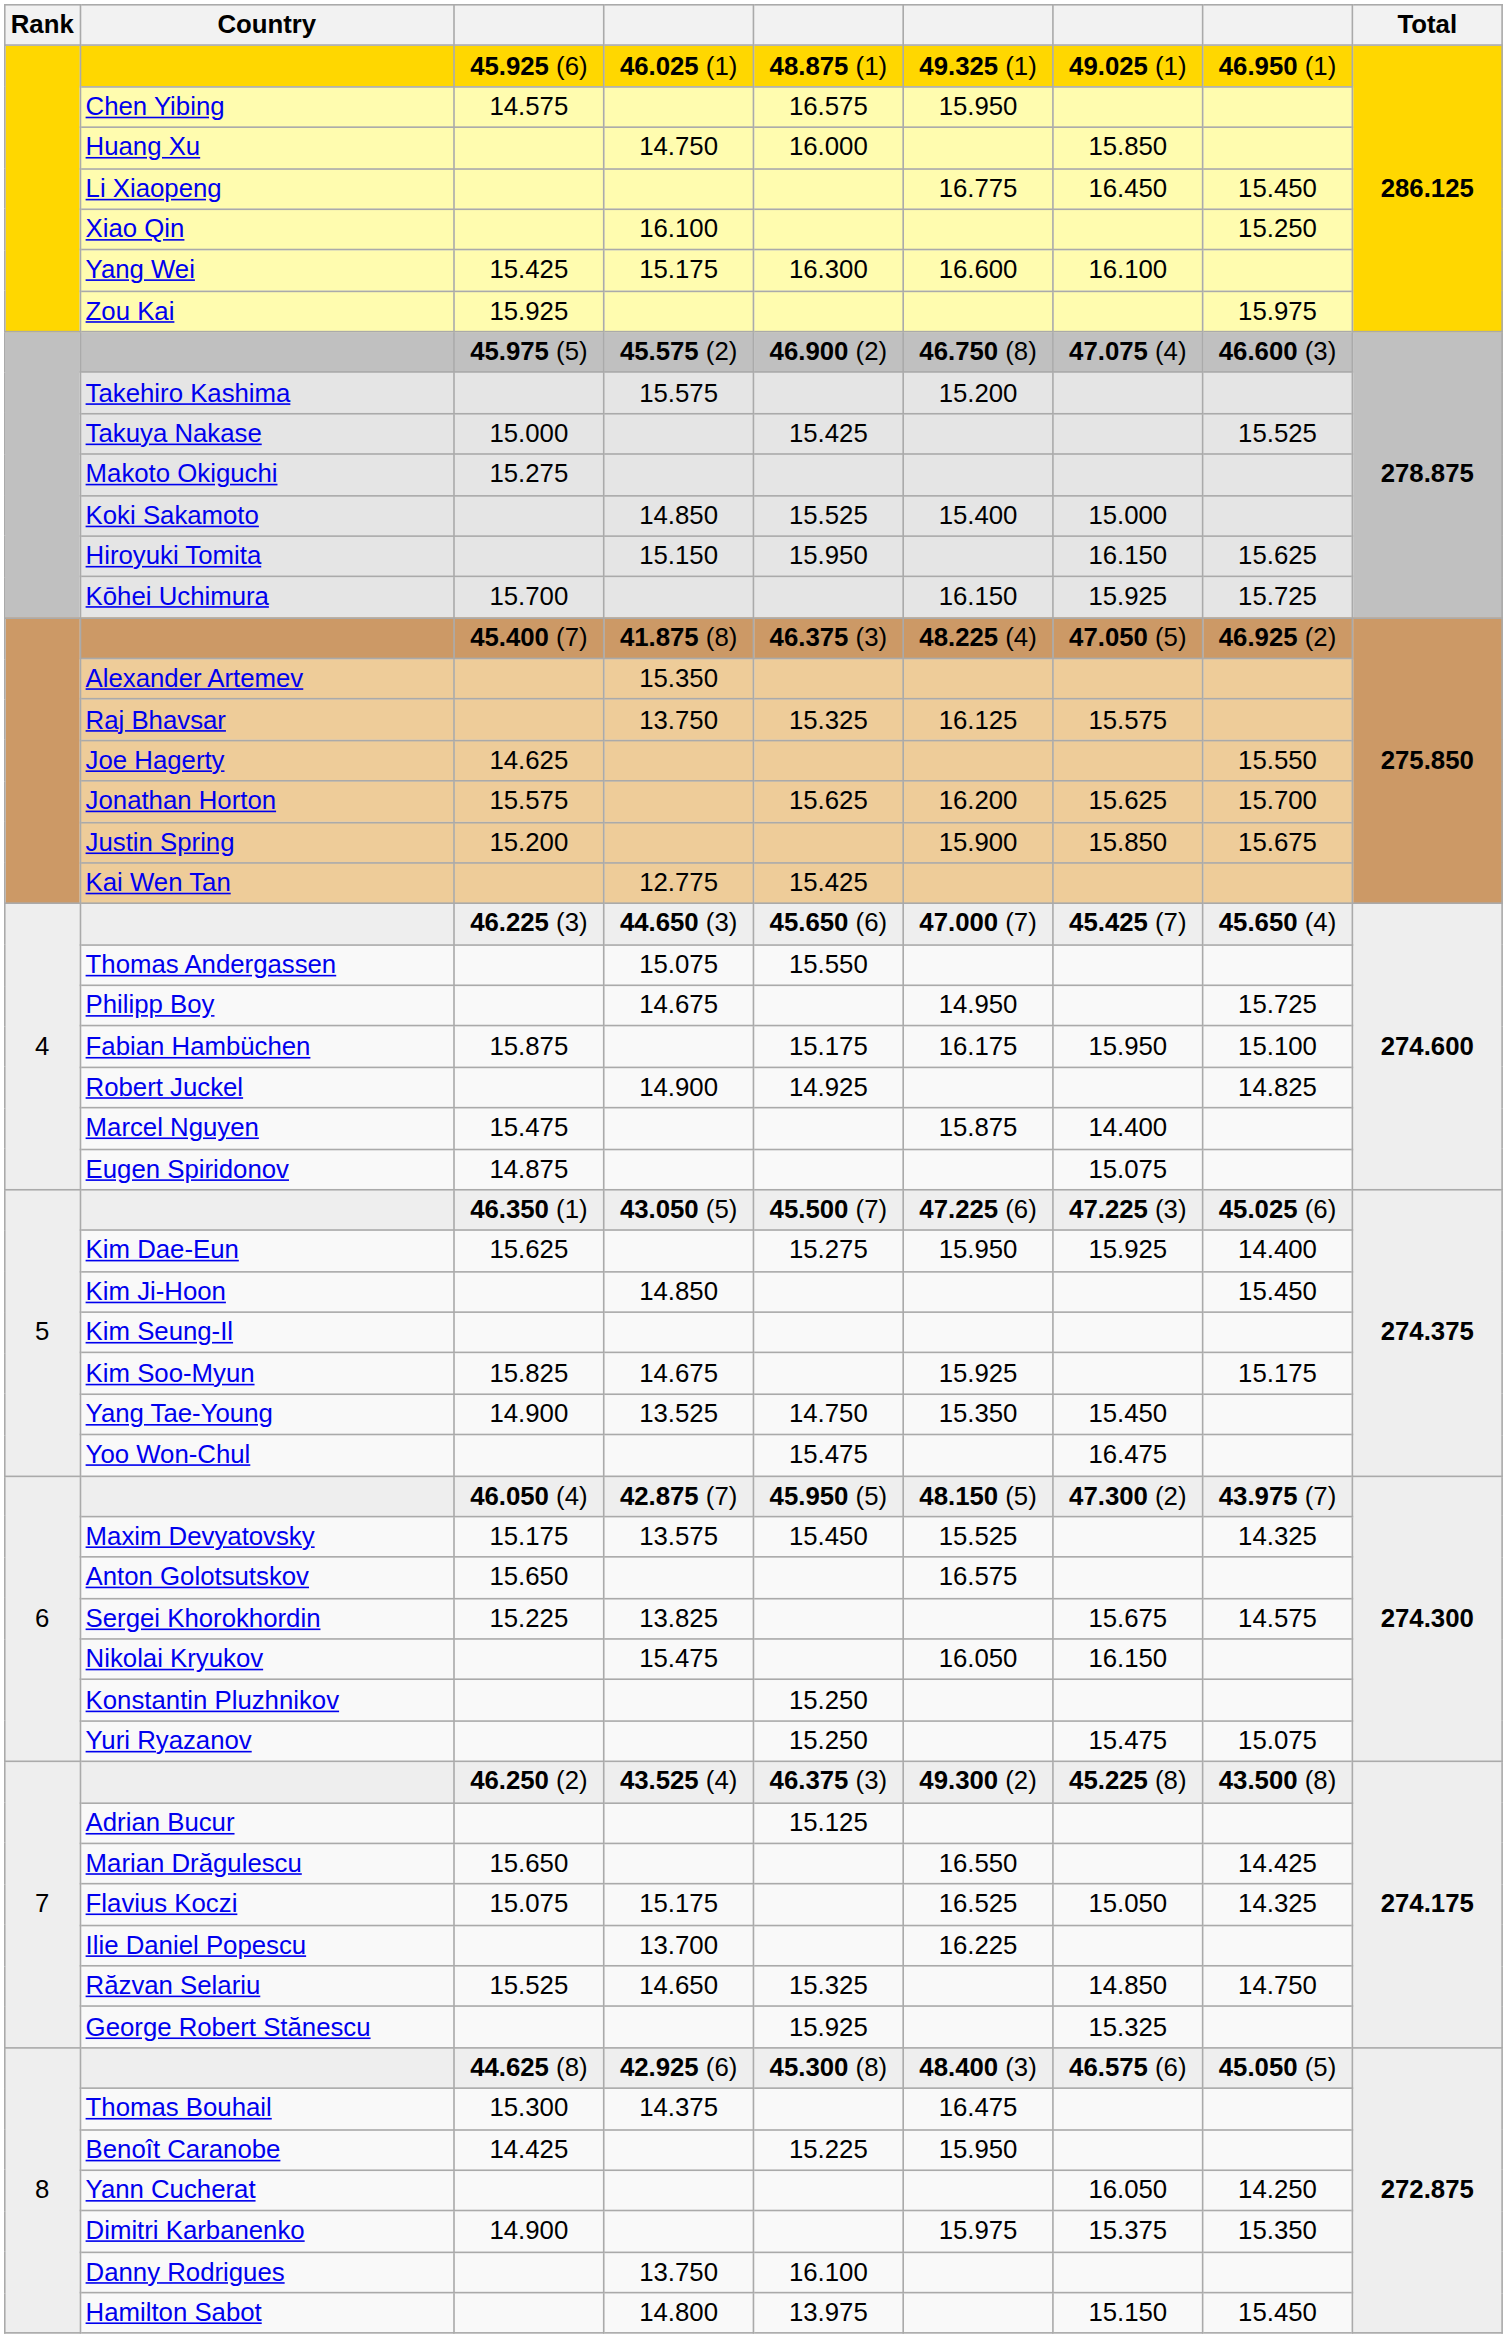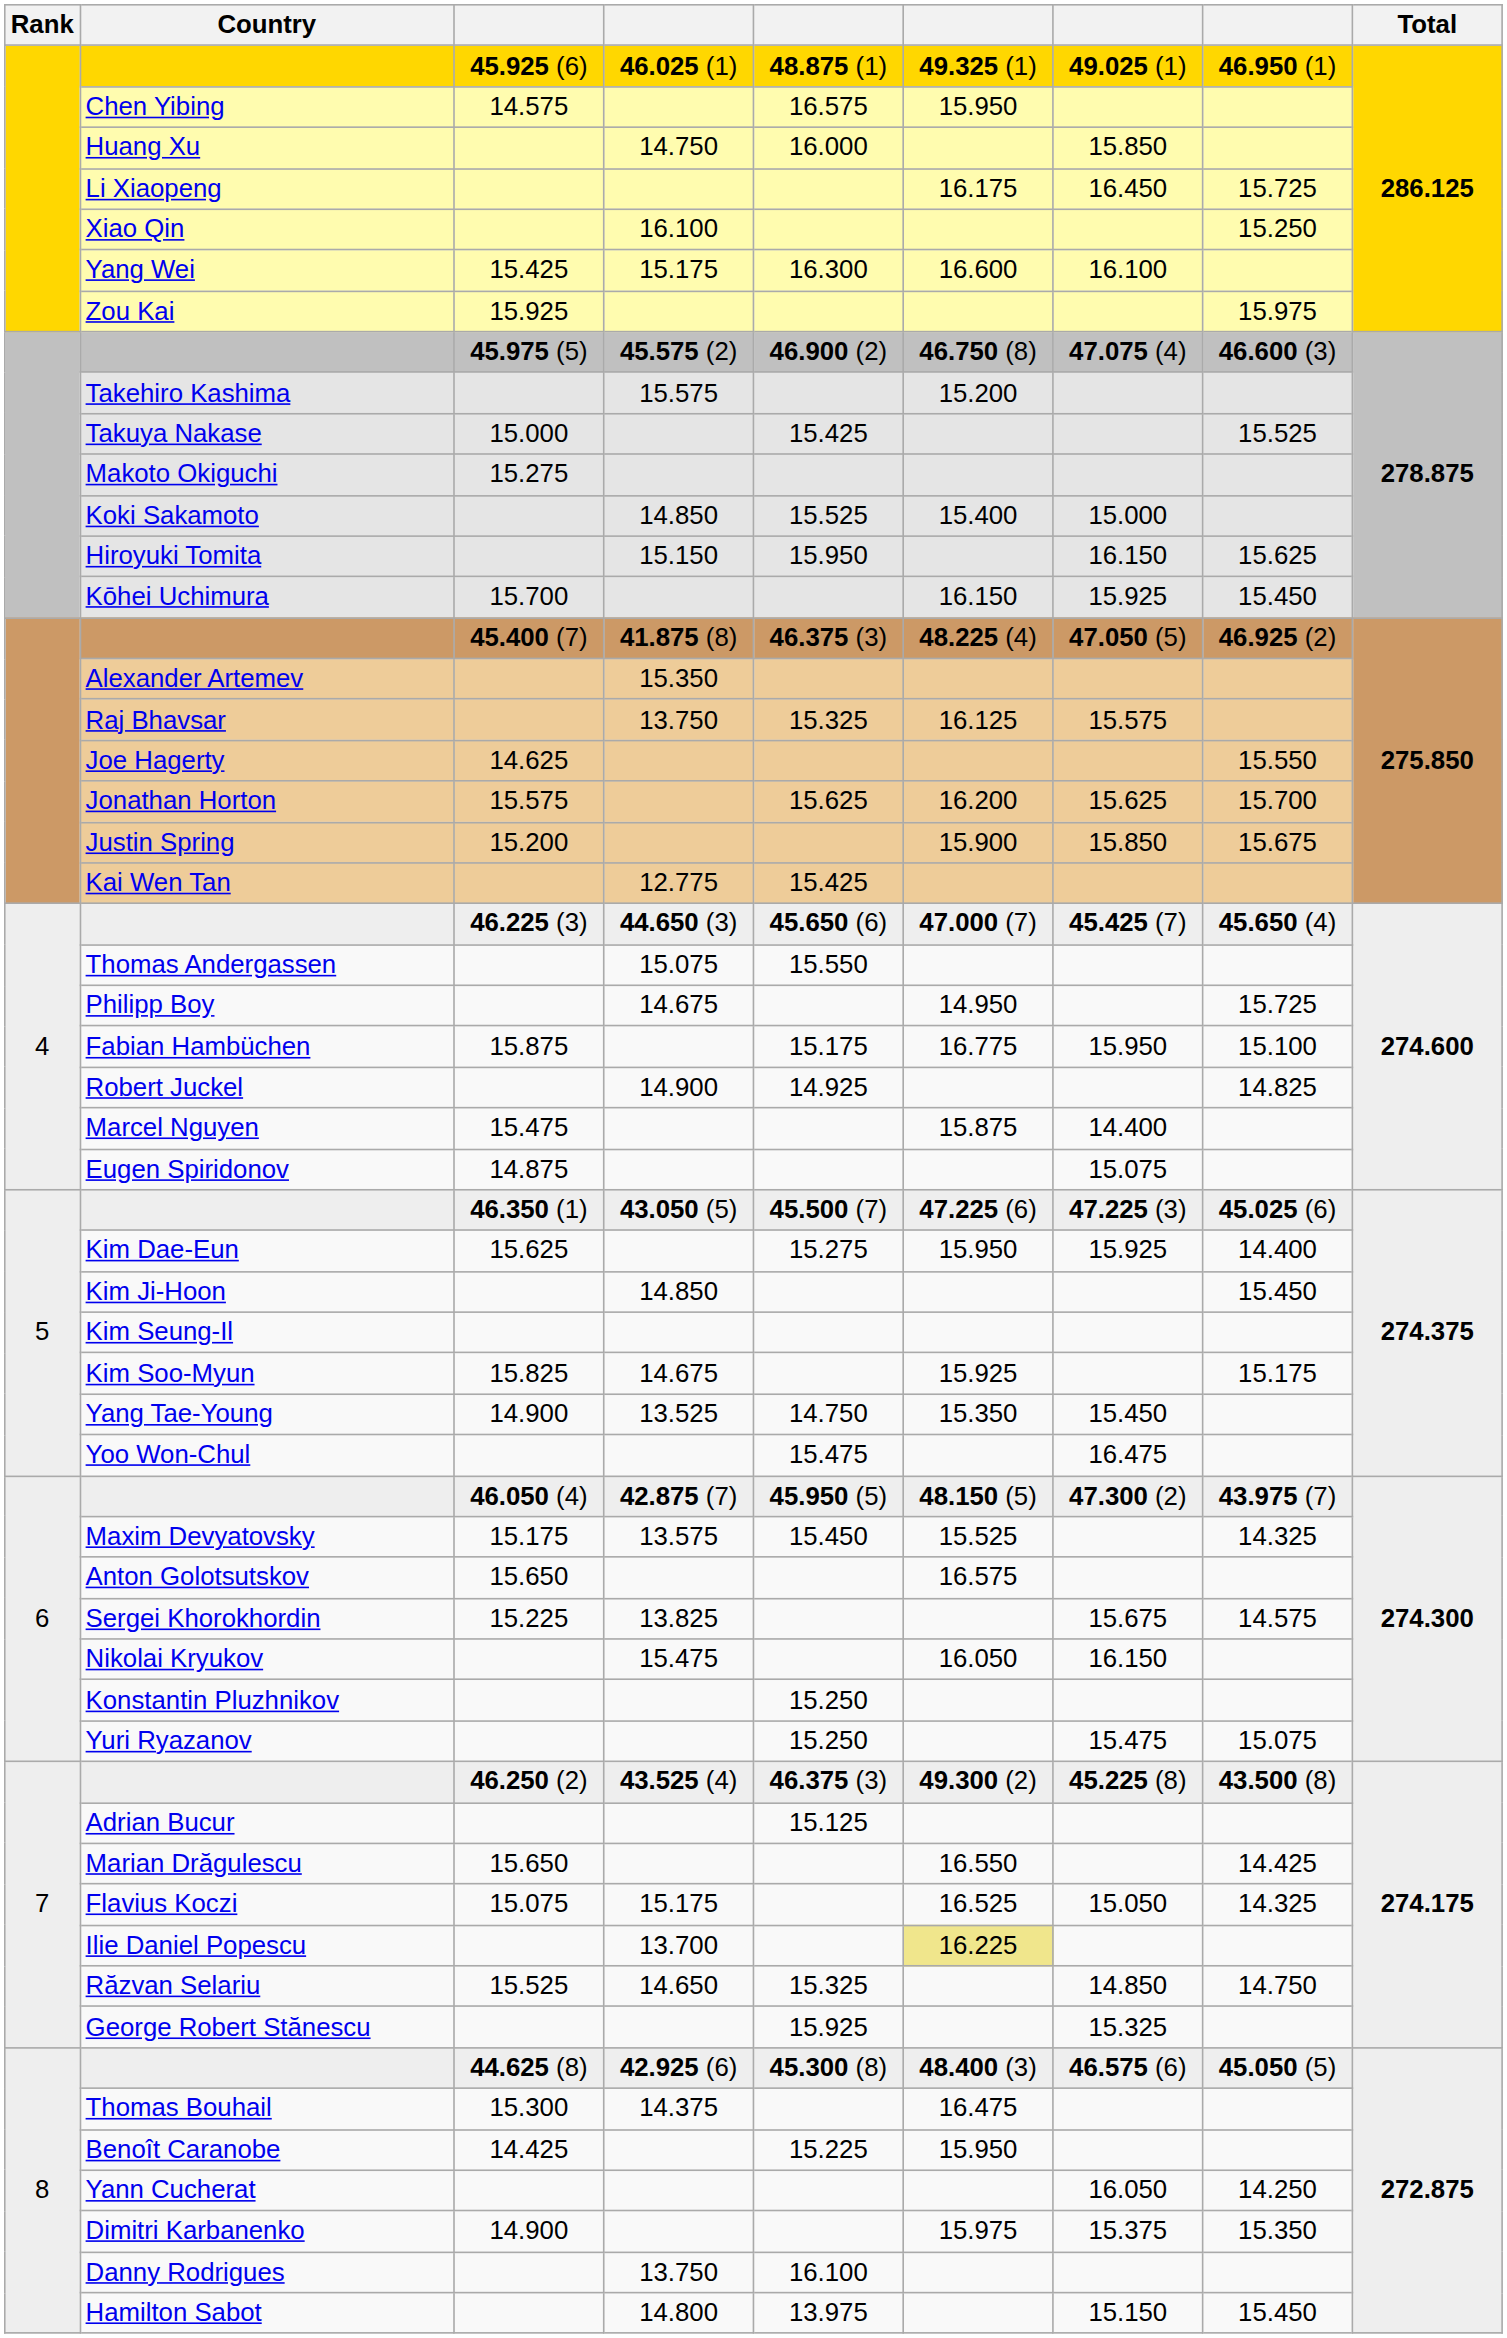(978, 188) 16.775 -> (978, 188) 16.175
(1278, 188) 15.450 -> (1278, 188) 15.725
(1278, 596) 15.725 -> (1278, 596) 15.450
(978, 1046) 16.175 -> (978, 1046) 16.775
(978, 1945) no background -> (978, 1945) khaki background
